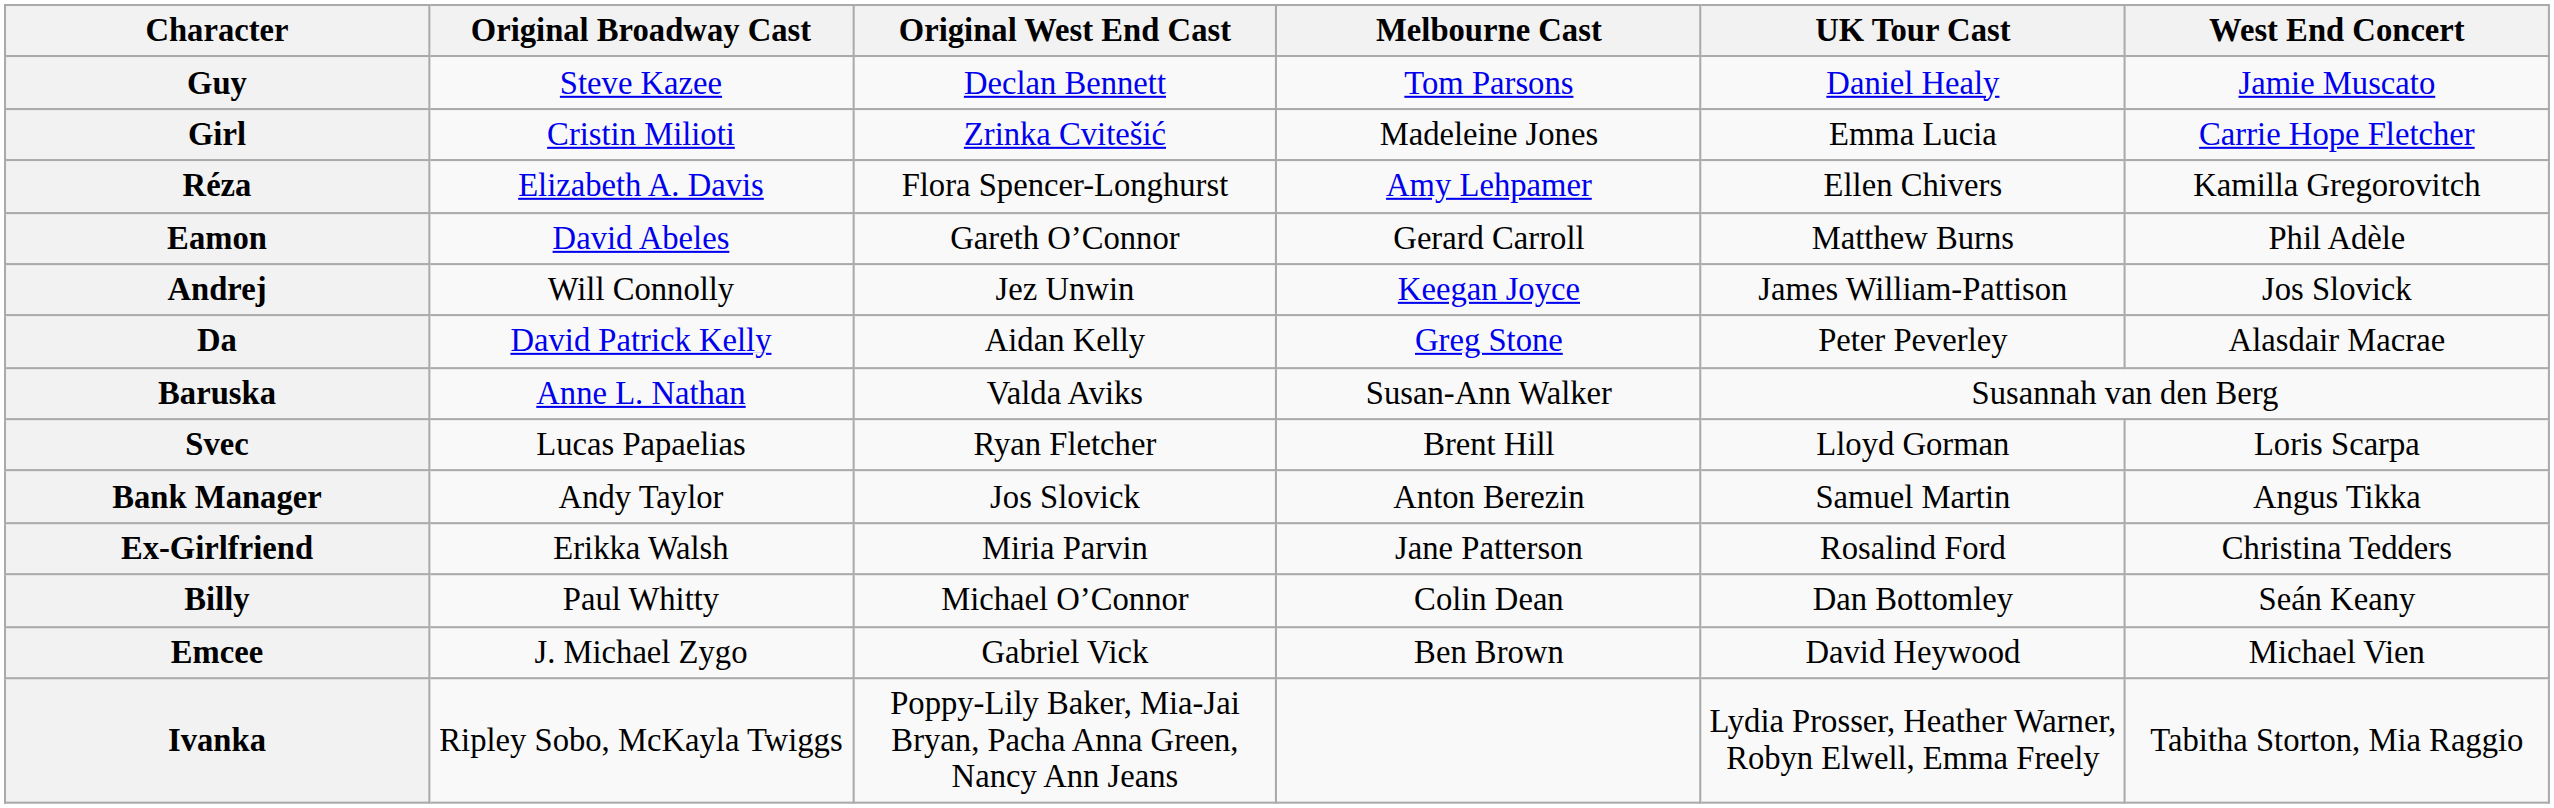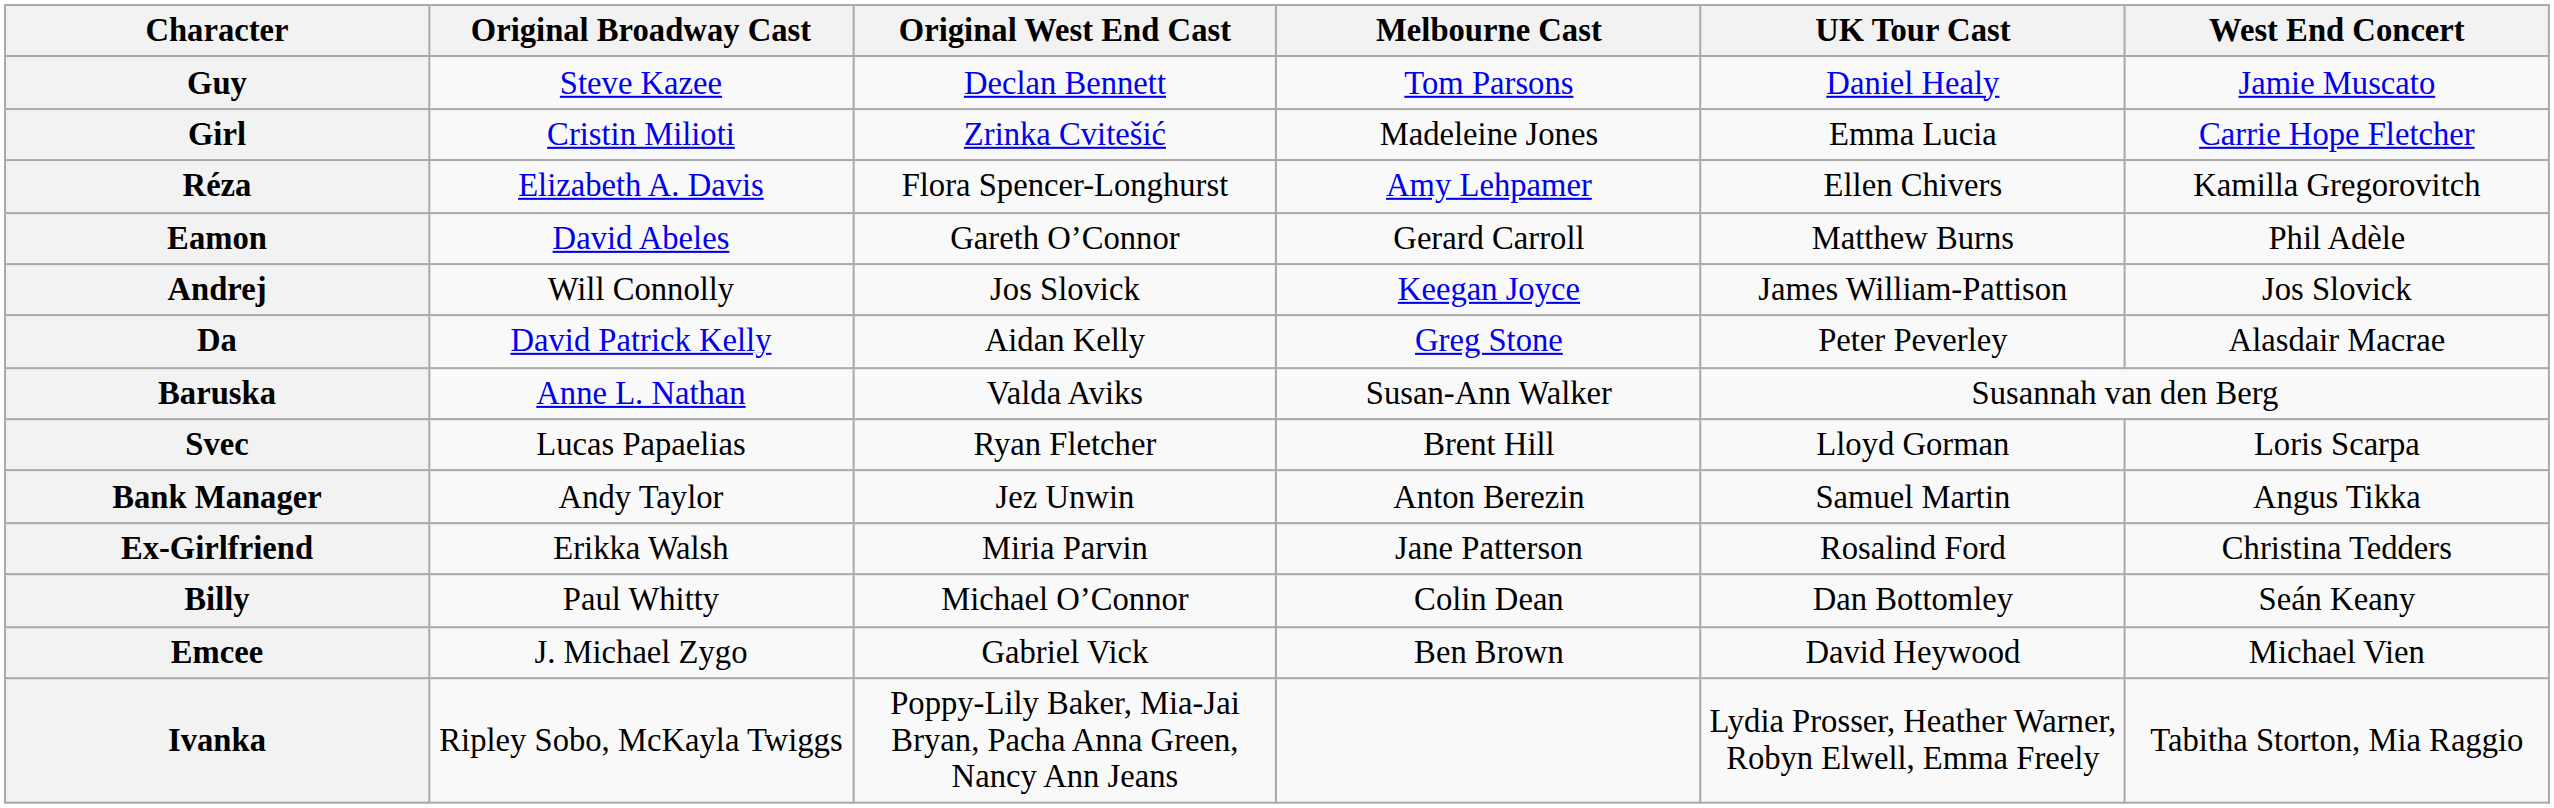(1065, 289) Jez Unwin -> (1065, 289) Jos Slovick
(1065, 496) Jos Slovick -> (1065, 496) Jez Unwin
